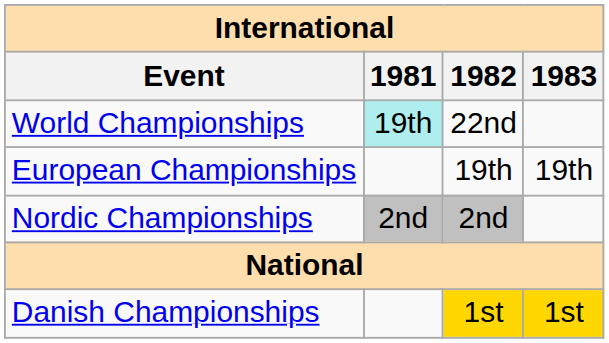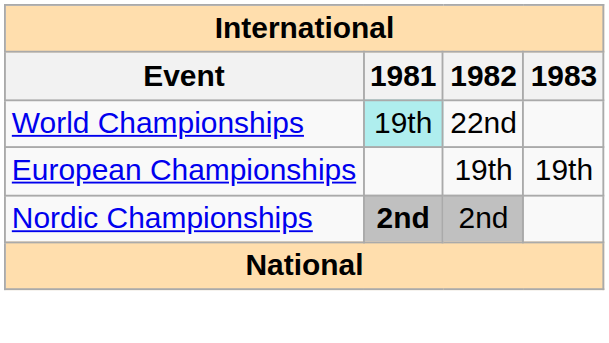(403, 218) normal -> (403, 218) bold
- row: (166, 312)
